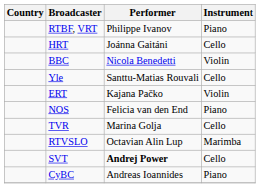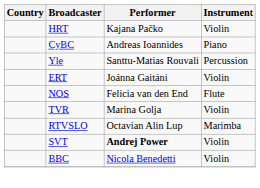- row: (73, 28)
(137, 45) Joánna Gaitáni -> (135, 28) Kajana Pačko
(215, 45) Cello -> (216, 28) Violin
rows swapped: (61, 175) <-> (59, 61)
(215, 77) Cello -> (226, 61) Percussion
(135, 93) Kajana Pačko -> (137, 77) Joánna Gaitáni
(215, 110) Piano -> (214, 93) Flute
(215, 126) Cello -> (216, 110) Violin
(215, 158) Cello -> (216, 142) Violin
